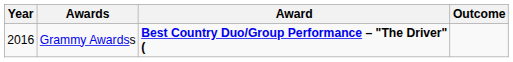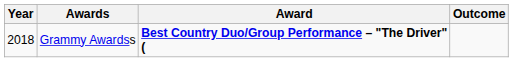(21, 40) 2016 -> (21, 40) 2018
